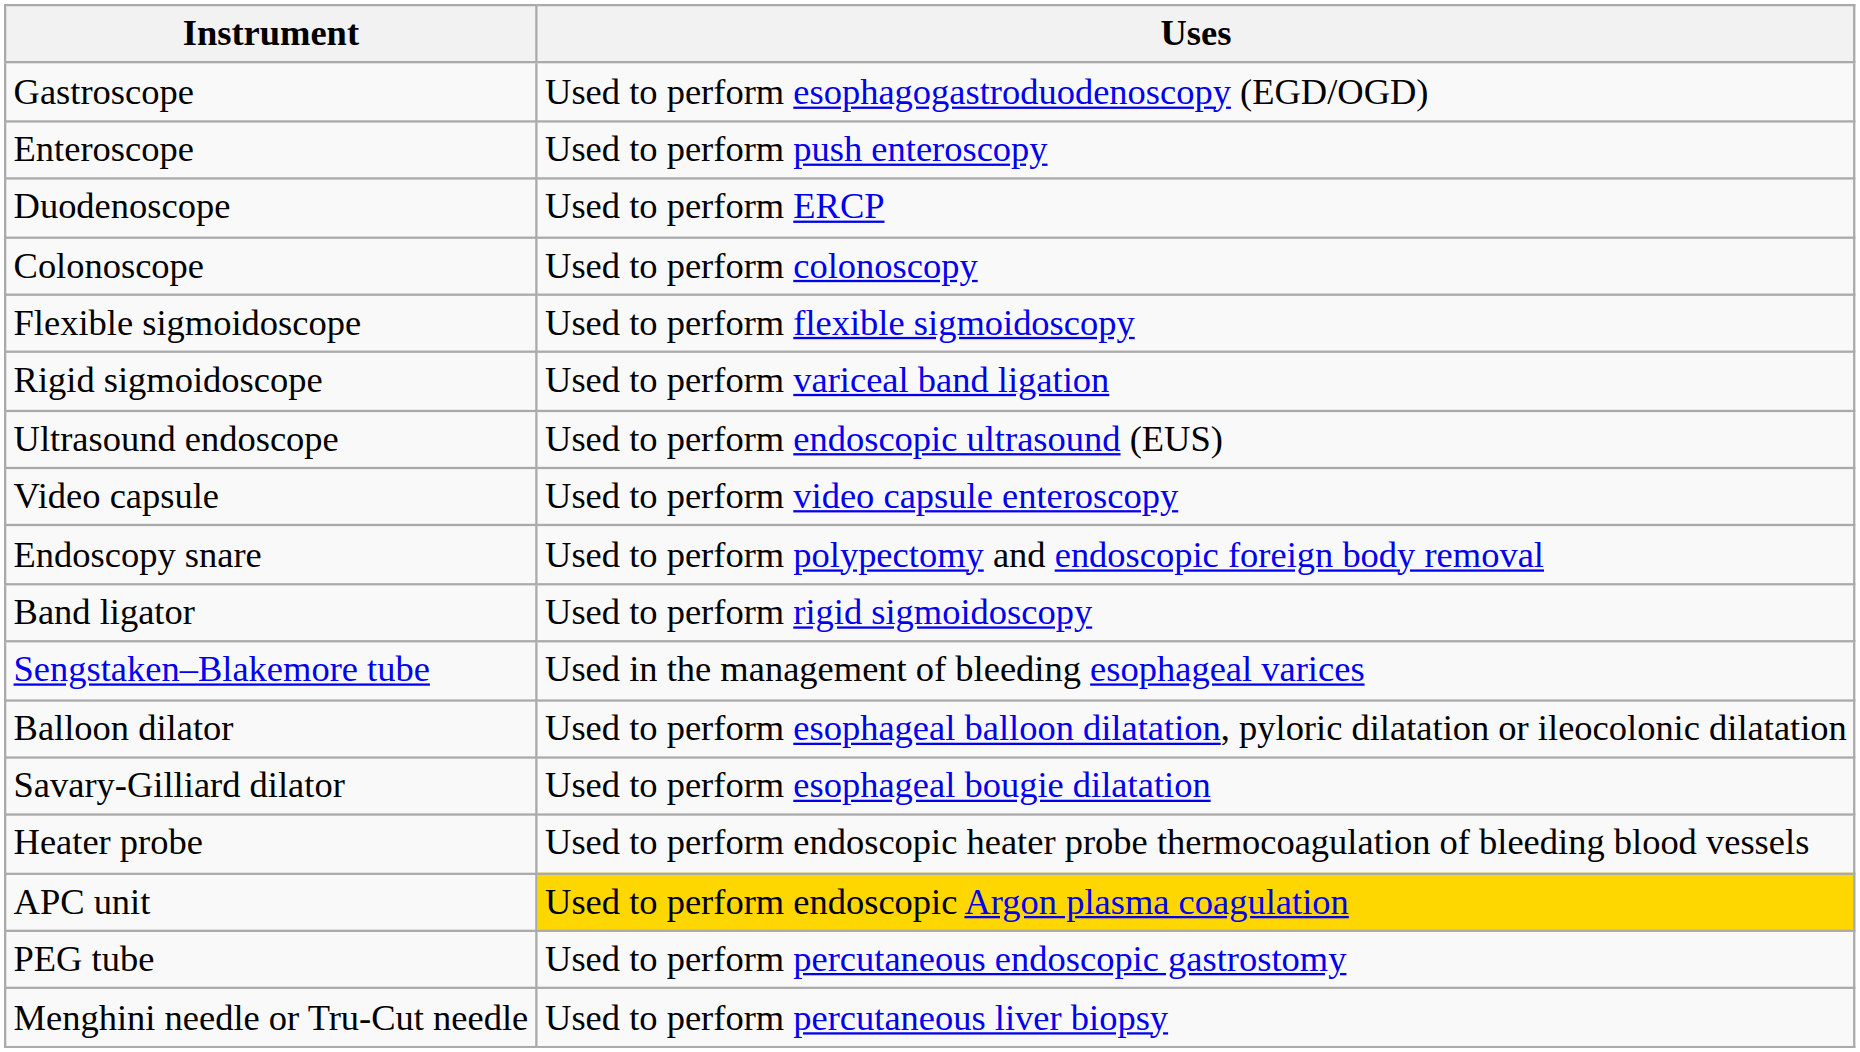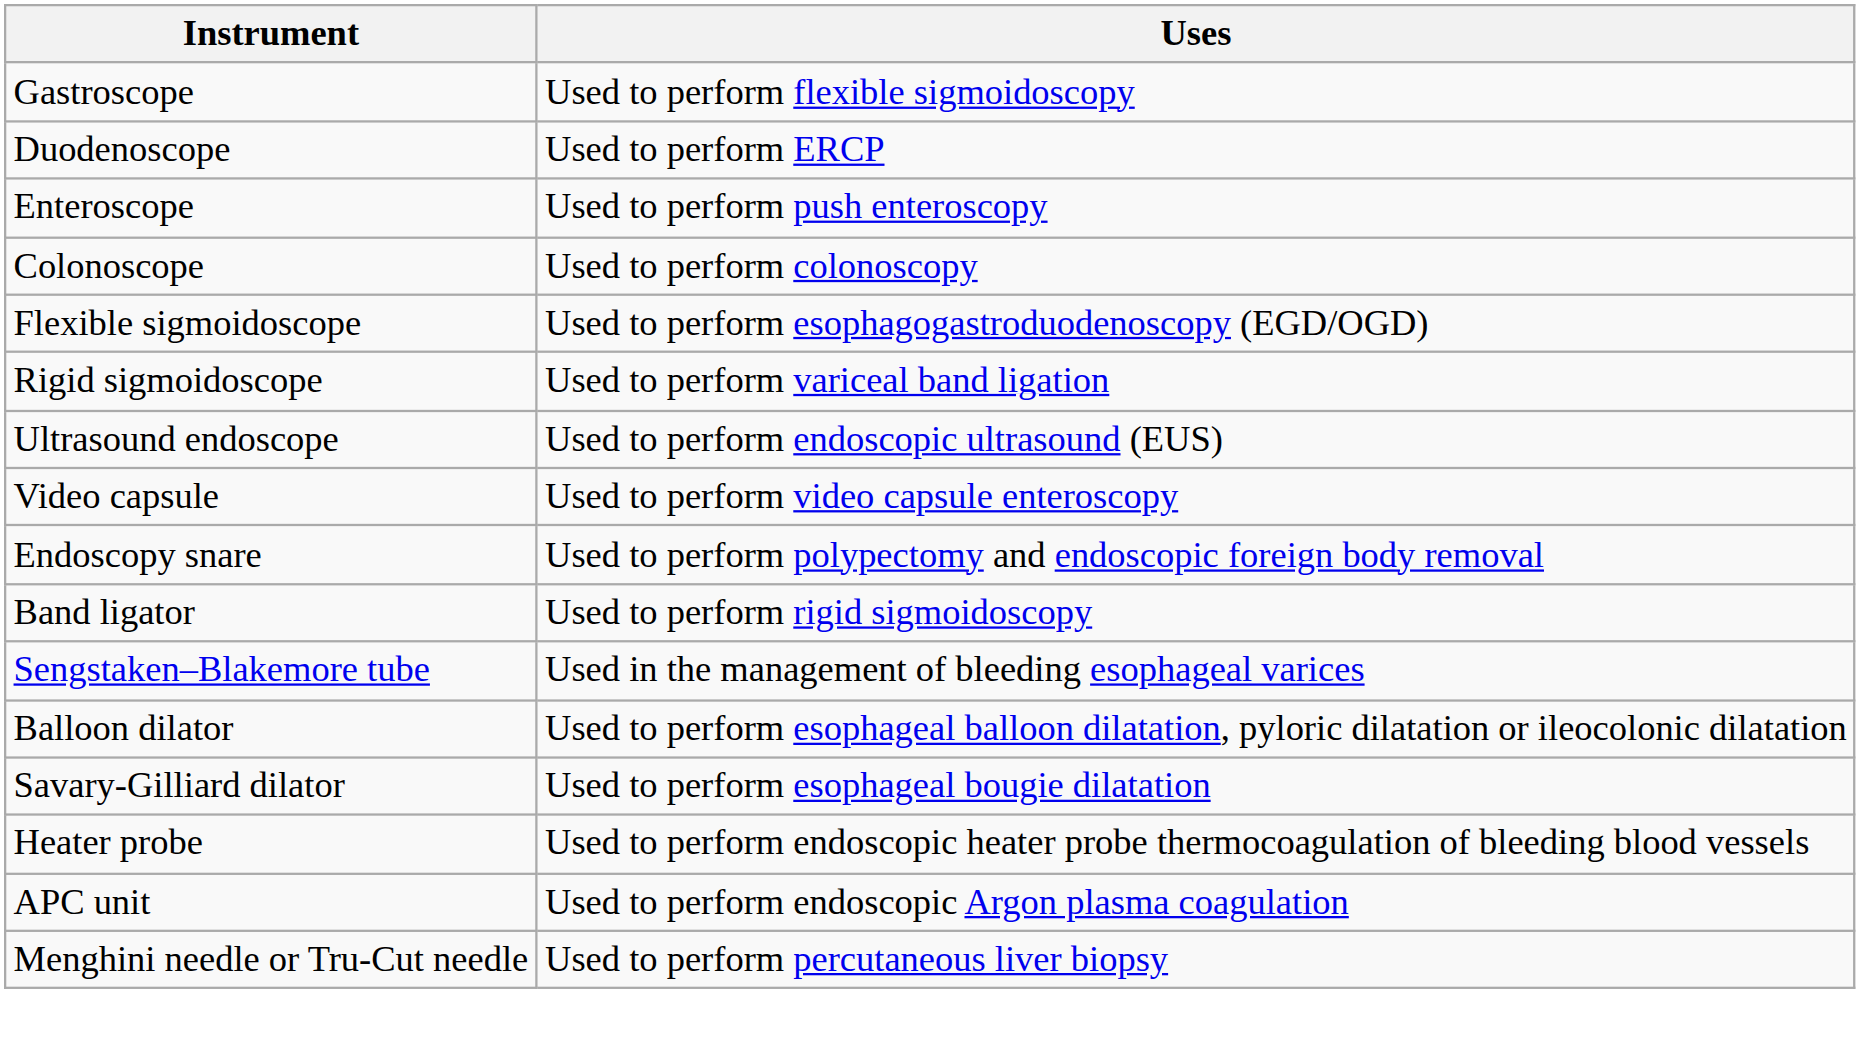(987, 91) Used to perform esophagogastroduodenoscopy (EGD/OGD) -> (840, 91) Used to perform flexible sigmoidoscopy
rows swapped: (122, 206) <-> (104, 149)
(840, 322) Used to perform flexible sigmoidoscopy -> (987, 322) Used to perform esophagogastroduodenoscopy (EGD/OGD)
(947, 901) gold background -> (947, 901) no background
- row: (84, 959)
